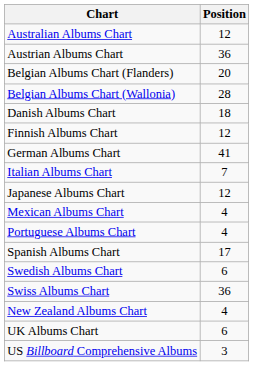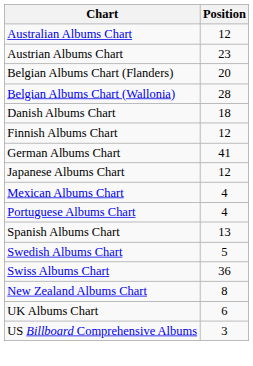(224, 53) 36 -> (224, 53) 23
- row: (60, 172)
(224, 251) 17 -> (224, 232) 13
(224, 271) 6 -> (224, 251) 5
(224, 311) 4 -> (224, 291) 8
